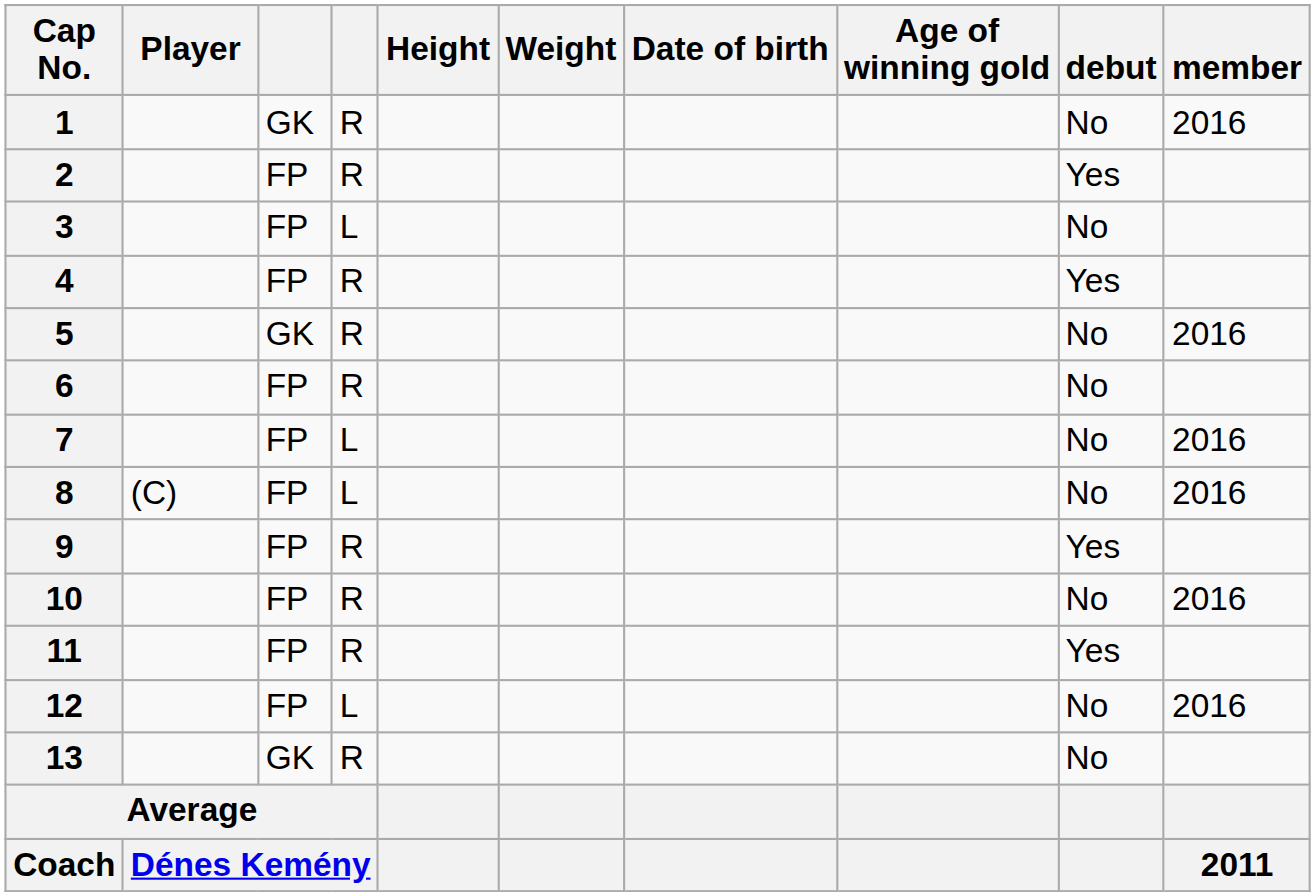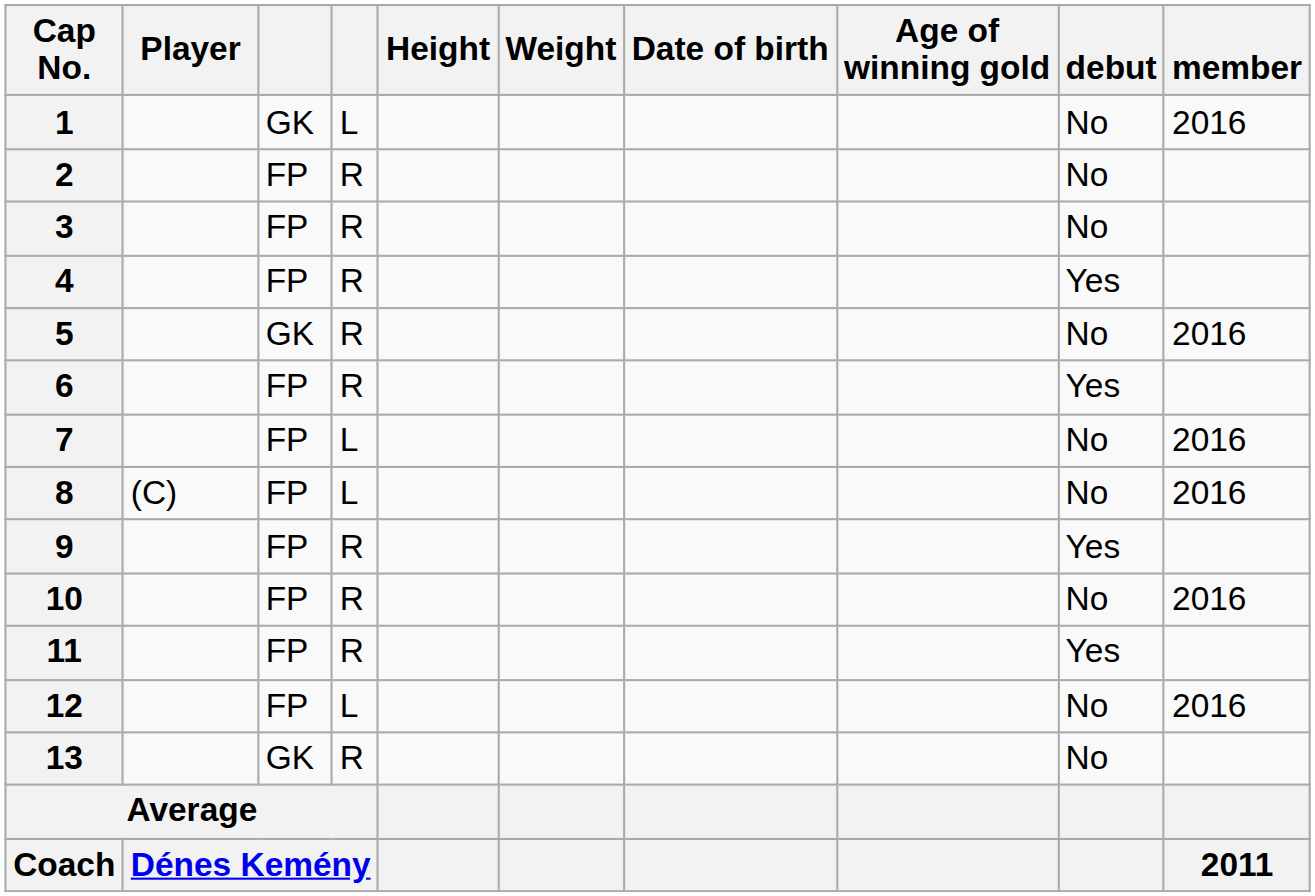(352, 121) R -> (349, 121) L
(1093, 174) Yes -> (1087, 174) No
(349, 227) L -> (352, 227) R
(1087, 386) No -> (1093, 386) Yes
